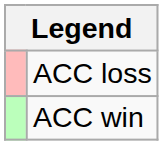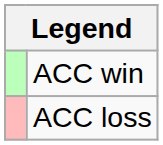rows swapped: (88, 118) <-> (92, 73)
